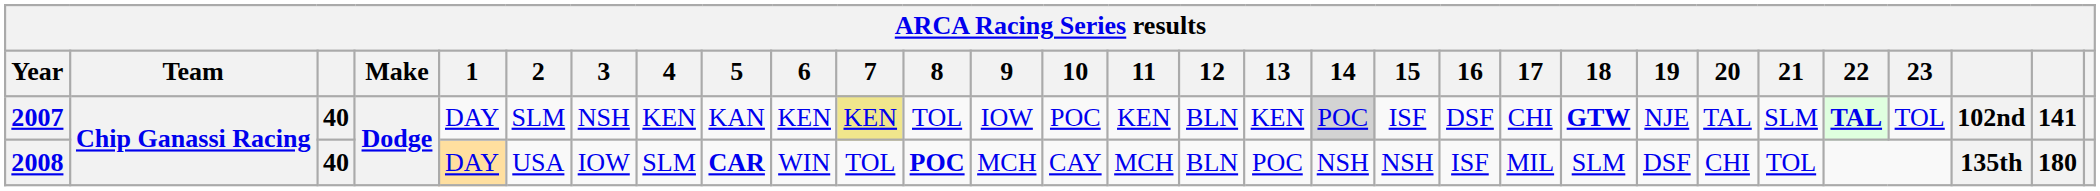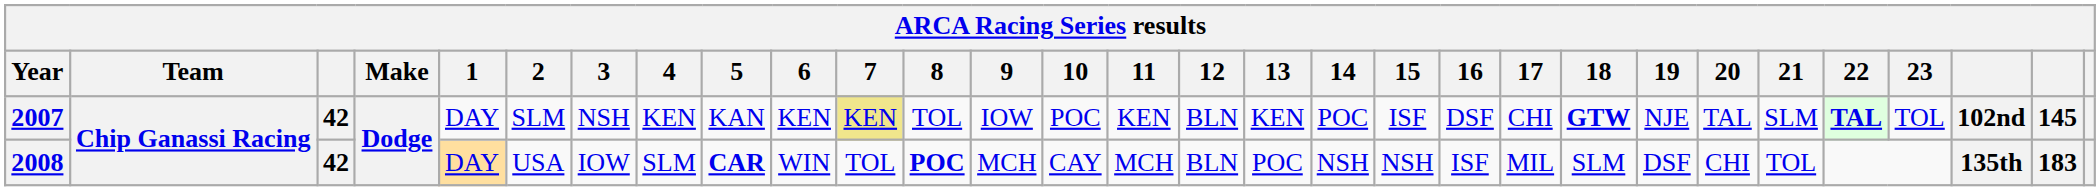(336, 117) 40 -> (336, 117) 42
(1343, 117) lightgrey background -> (1343, 117) no background
(2057, 117) 141 -> (2057, 117) 145
(336, 162) 40 -> (336, 162) 42
(2057, 162) 180 -> (2057, 162) 183
